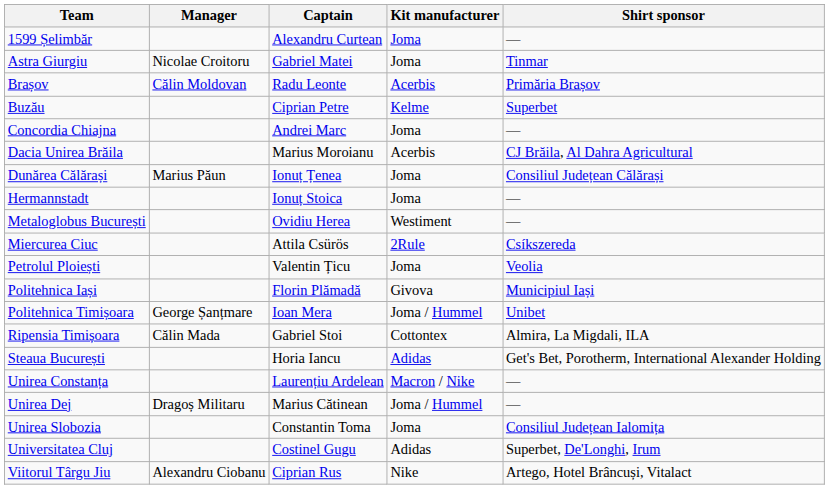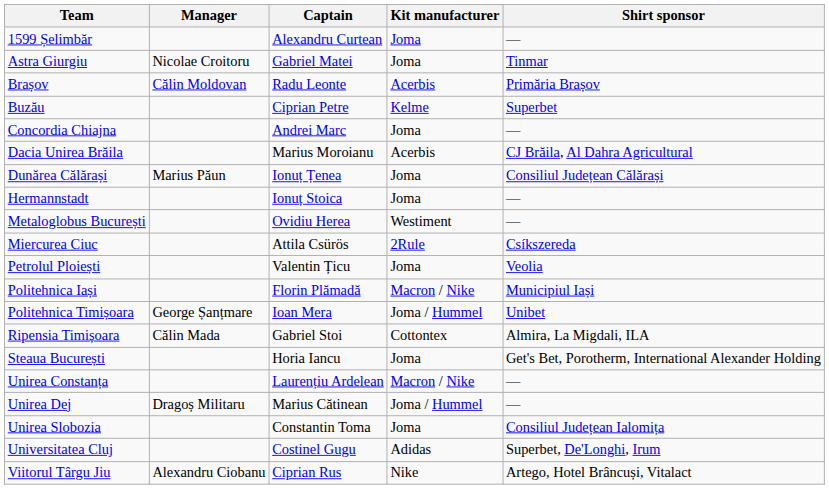(412, 289) Givova -> (432, 289) Macron / Nike
(411, 358) Adidas -> (406, 358) Joma
